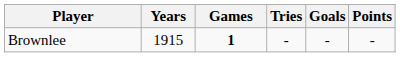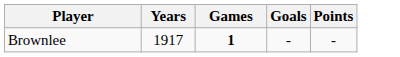- column: (286, 16)
(168, 39) 1915 -> (168, 39) 1917
